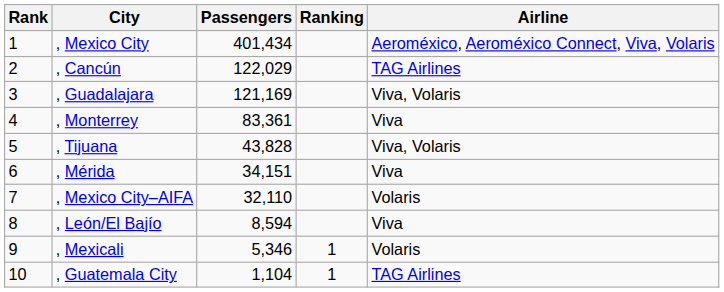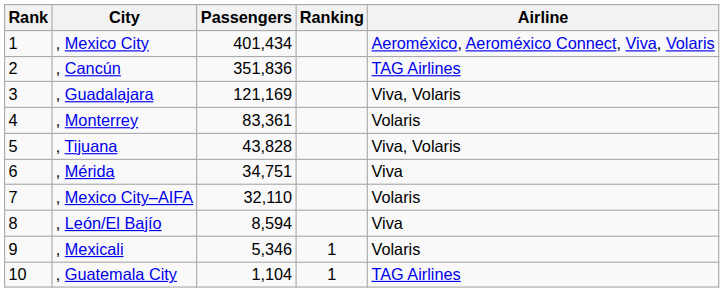(263, 69) 122,029 -> (263, 69) 351,836
(387, 121) Viva -> (396, 121) Volaris
(267, 172) 34,151 -> (267, 172) 34,751
